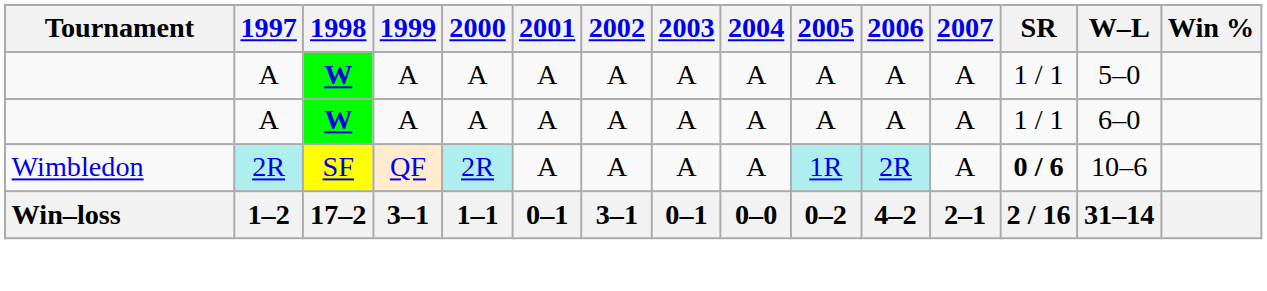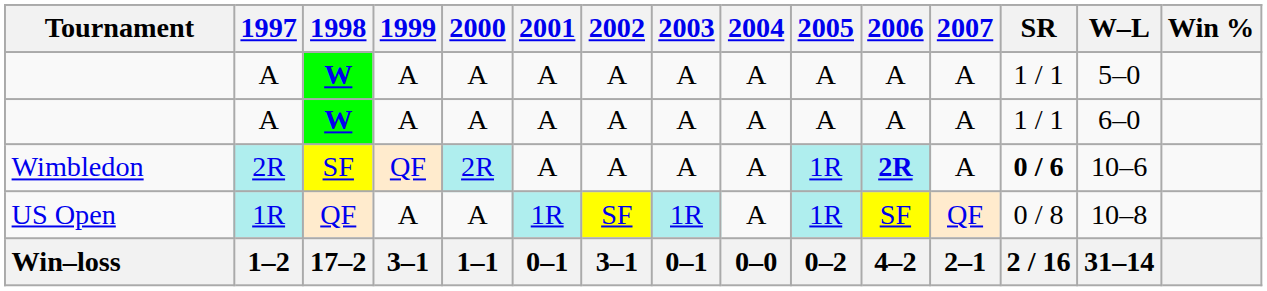(895, 167) normal -> (895, 167) bold
+ row: (64, 214)
